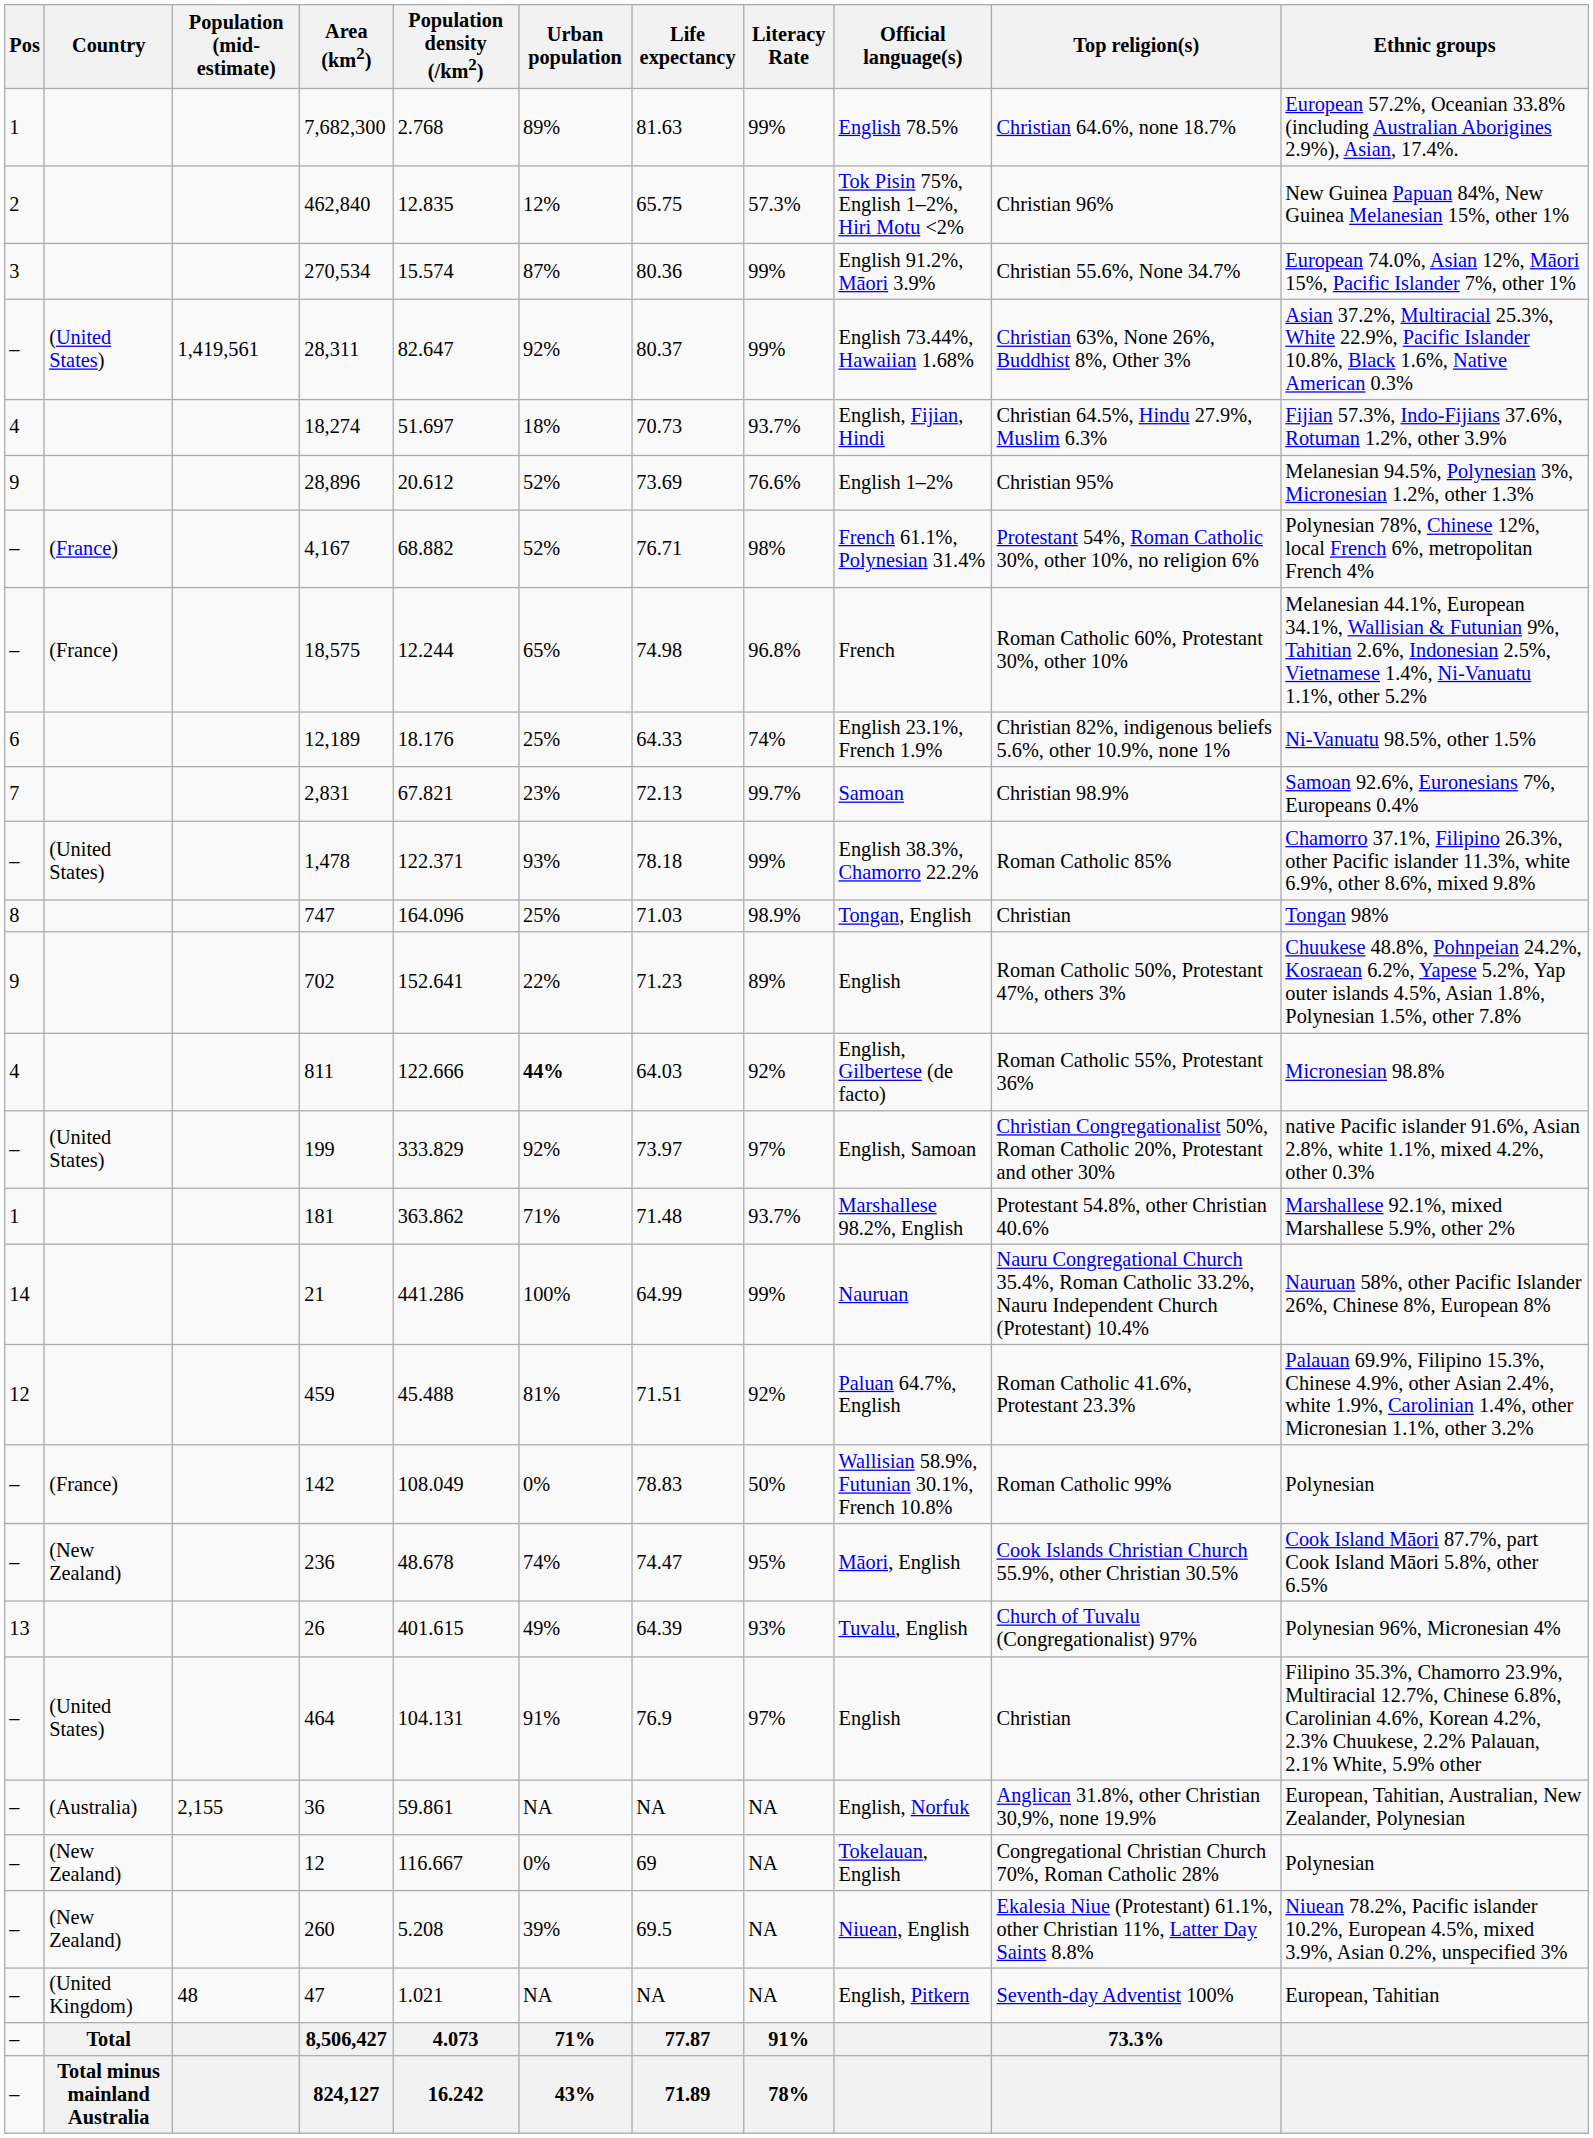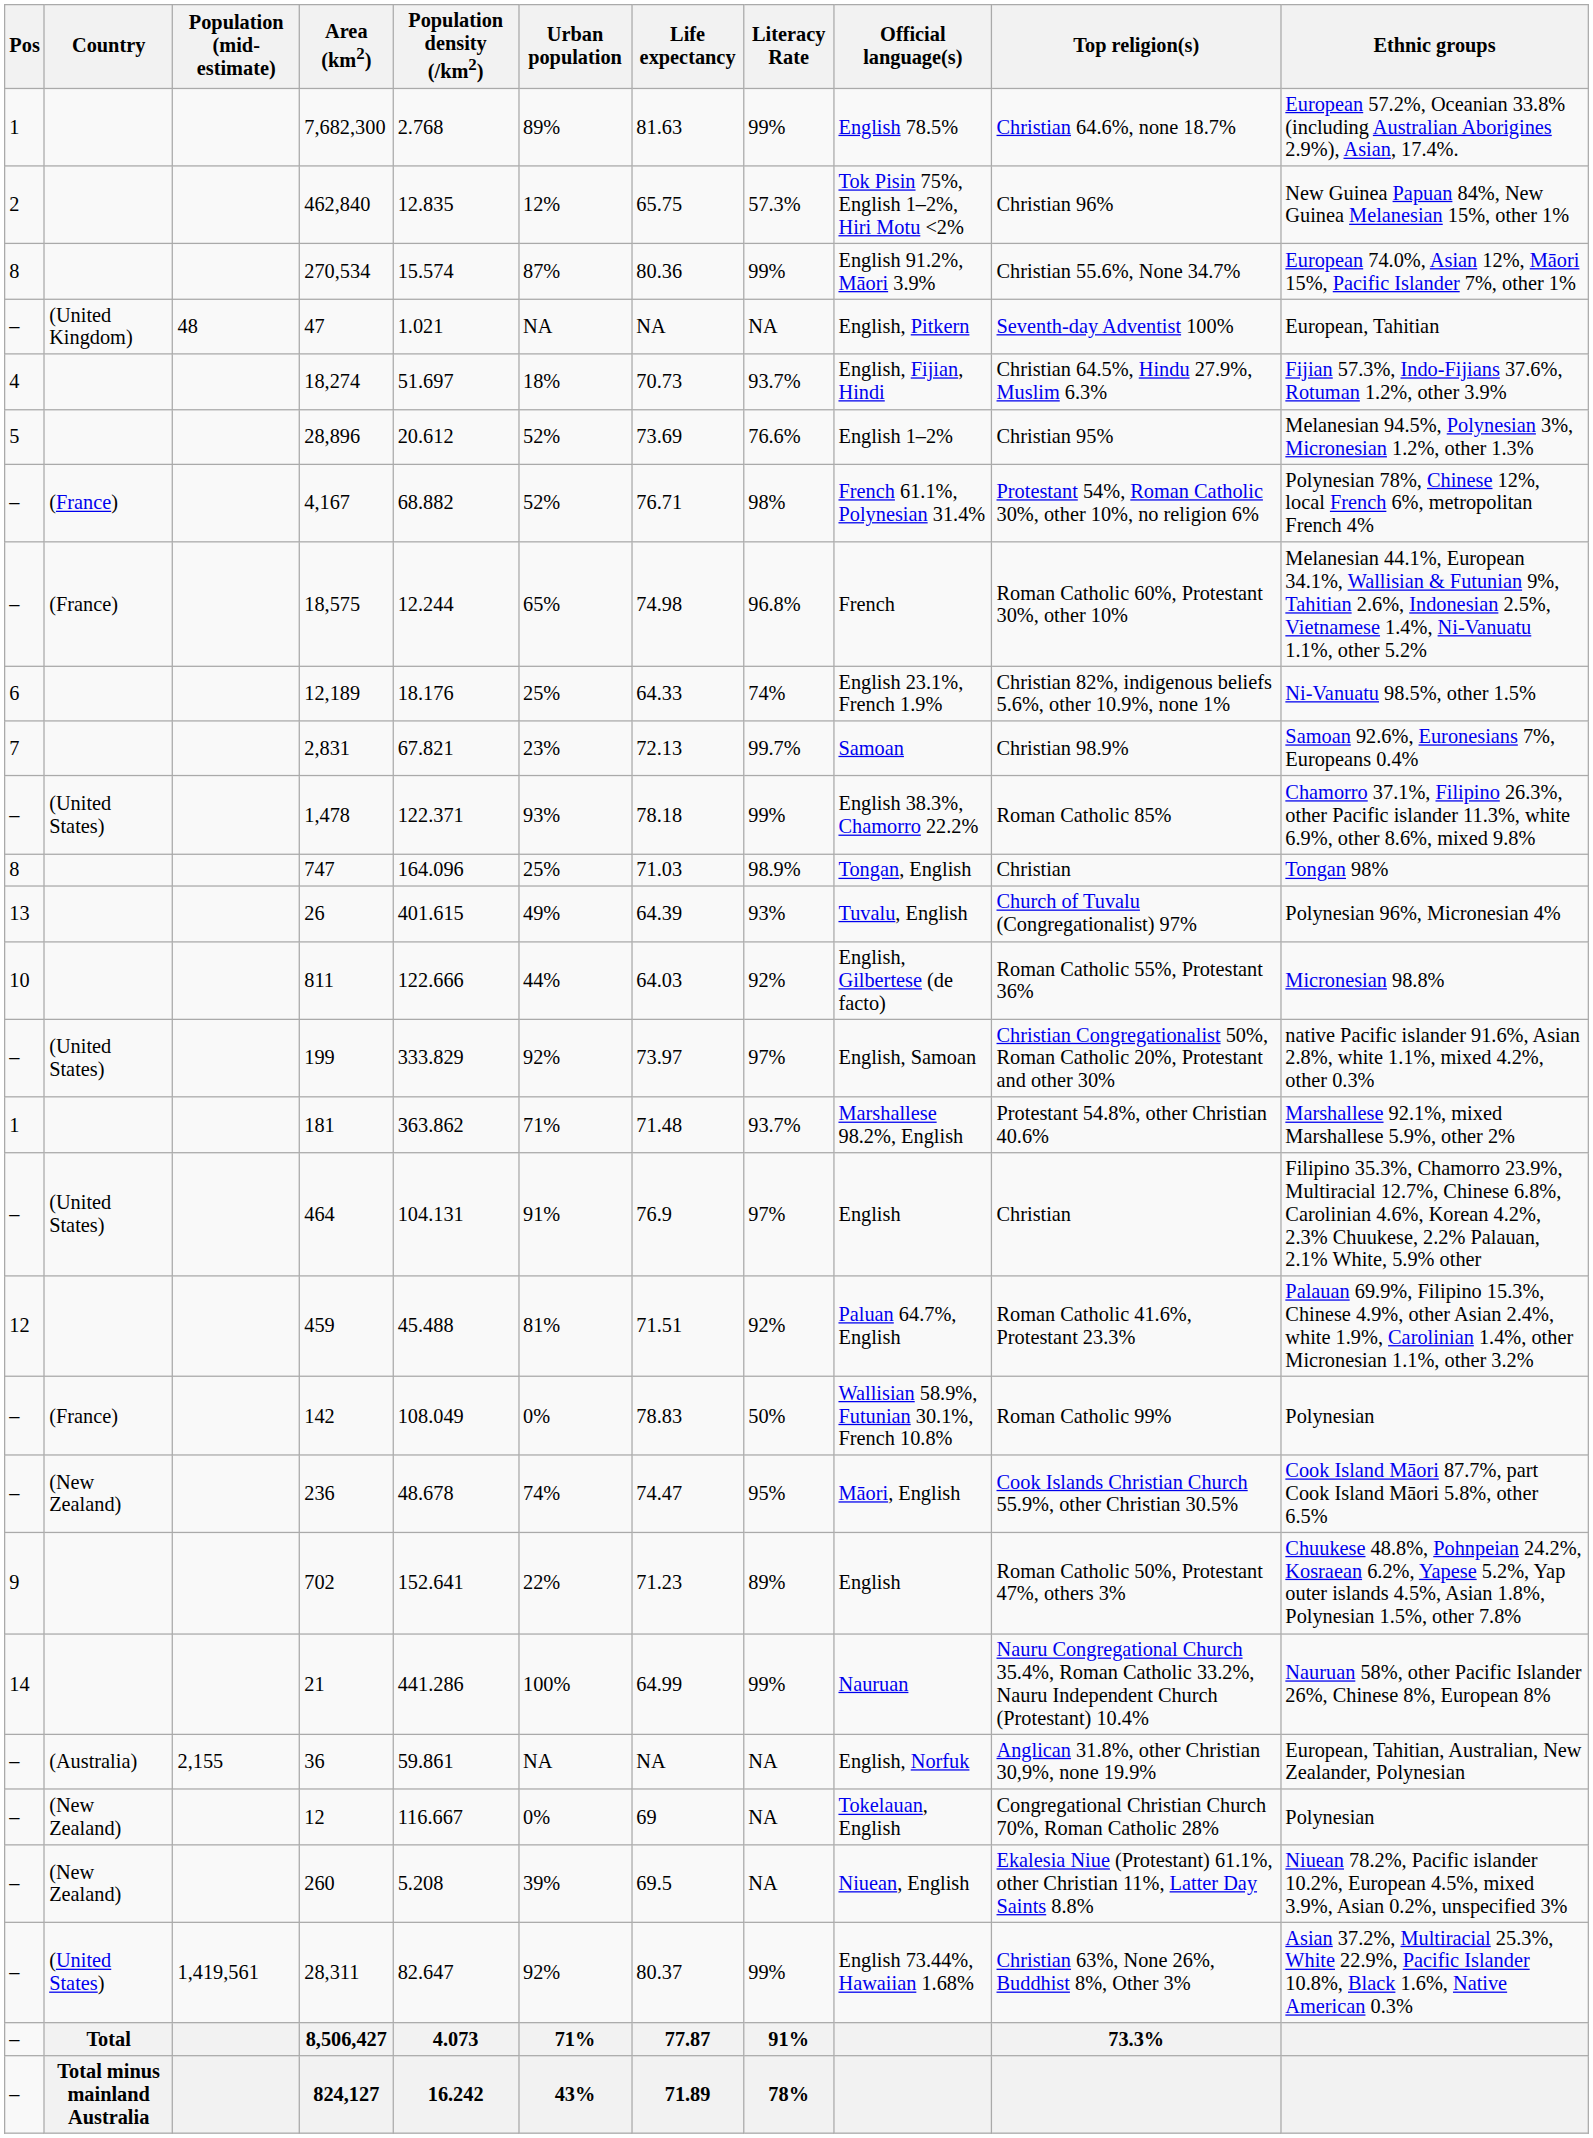(14, 271) 3 -> (14, 271) 8
rows swapped: (332, 349) <-> (314, 1995)
(14, 482) 9 -> (14, 436) 5
rows swapped: (320, 982) <-> (314, 1628)
(14, 1071) 4 -> (19, 980) 10
(543, 1071) bold -> (542, 980) normal
rows swapped: (320, 1718) <-> (314, 1294)
